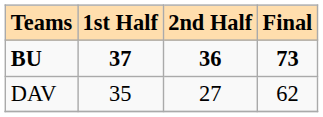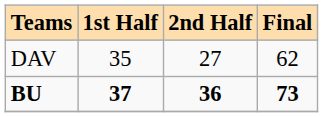rows swapped: (34, 93) <-> (26, 58)
